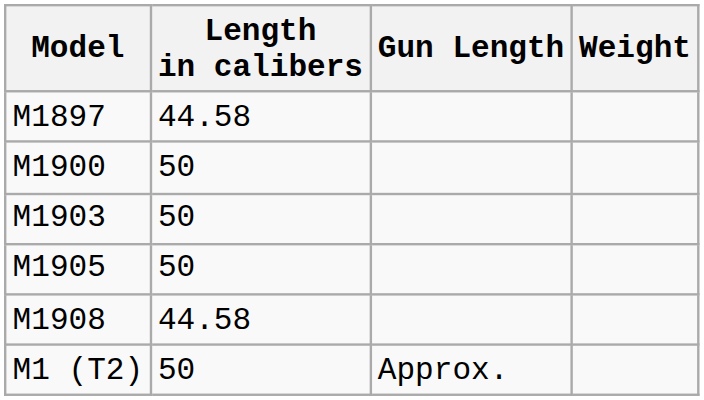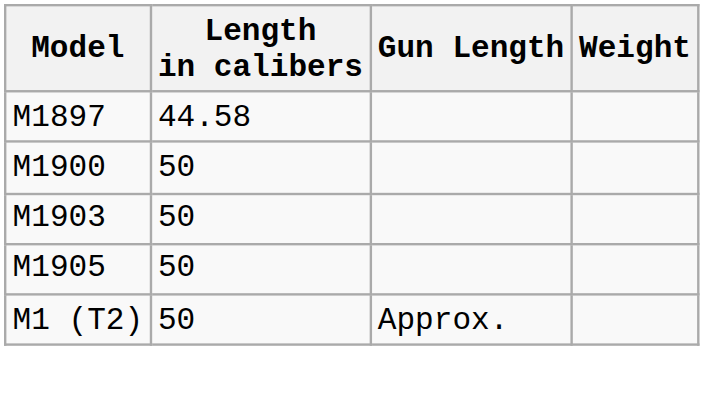- row: (59, 320)
